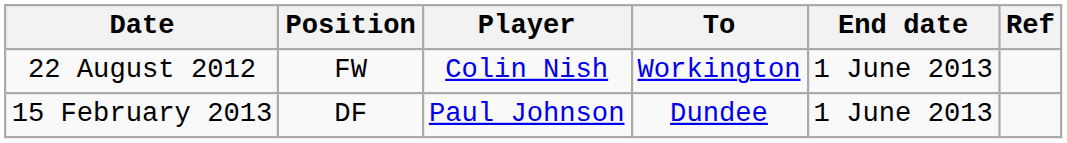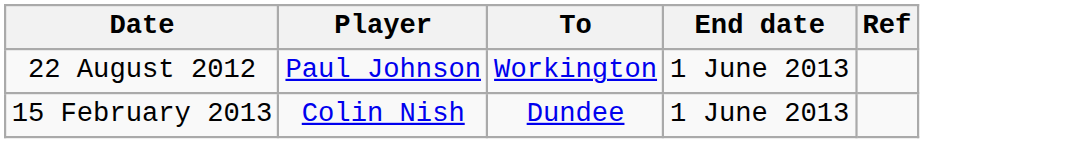- column: (351, 27)
(527, 71) Colin Nish -> (383, 71) Paul Johnson
(527, 115) Paul Johnson -> (383, 115) Colin Nish
